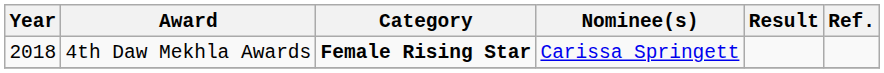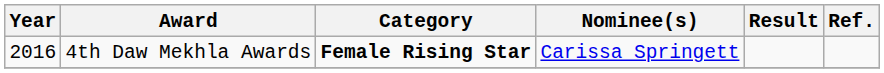(33, 52) 2018 -> (33, 52) 2016
